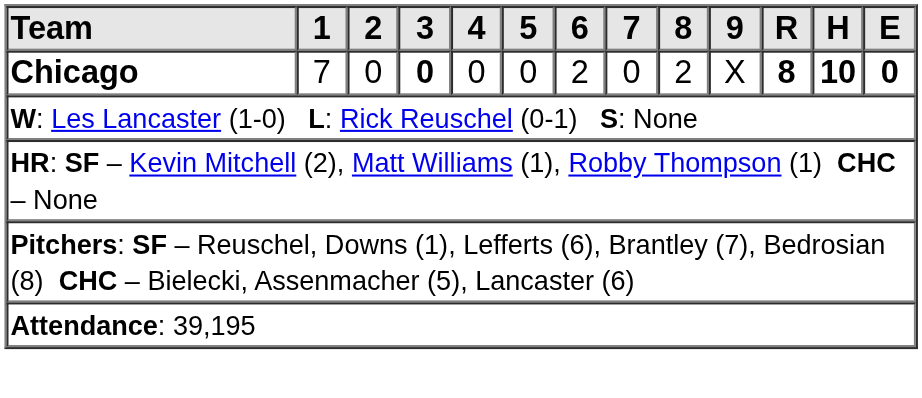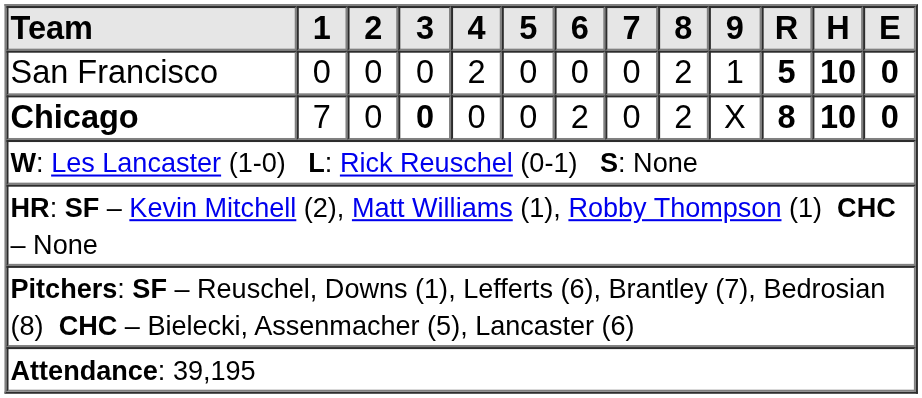+ row: (114, 72)
